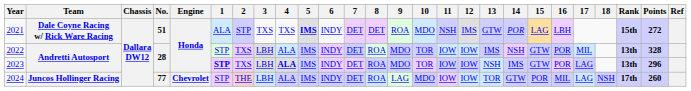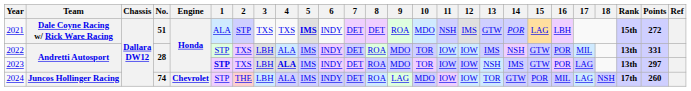(655, 50) 328 -> (655, 50) 331
(655, 64) 296 -> (655, 64) 297
(162, 78) 77 -> (162, 78) 74
